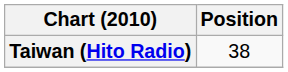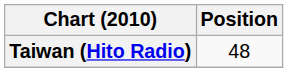(239, 51) 38 -> (239, 51) 48
